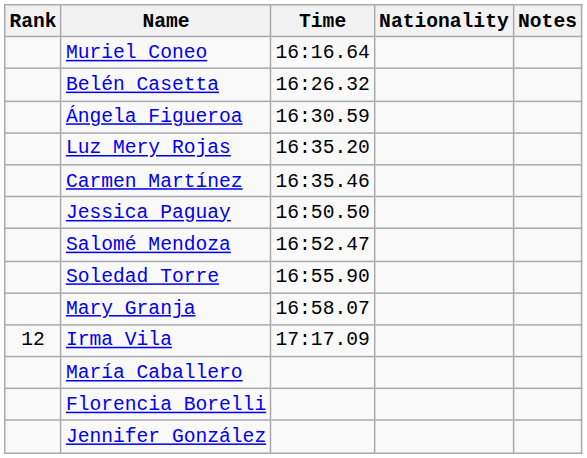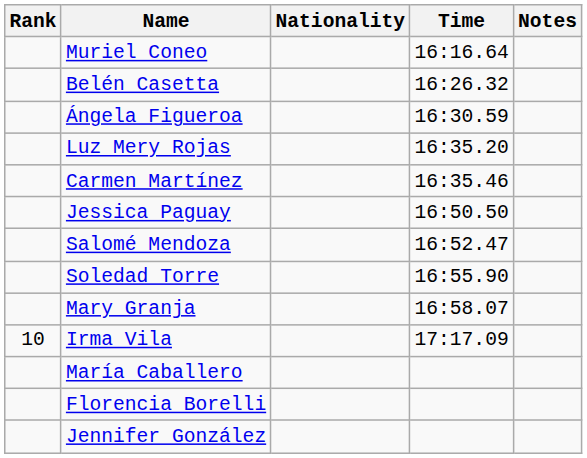columns swapped: (444, 21) <-> (323, 21)
(33, 341) 12 -> (33, 341) 10
